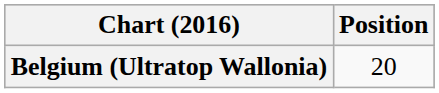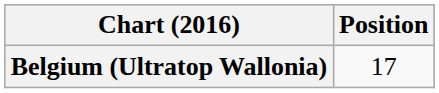(384, 66) 20 -> (384, 66) 17
